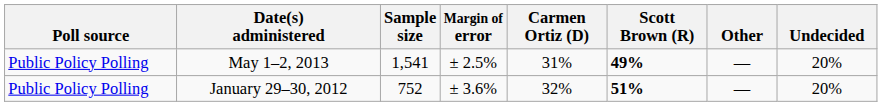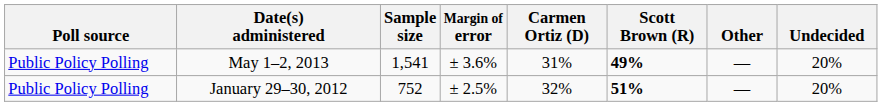(473, 62) ± 2.5% -> (473, 62) ± 3.6%
(473, 88) ± 3.6% -> (473, 88) ± 2.5%
